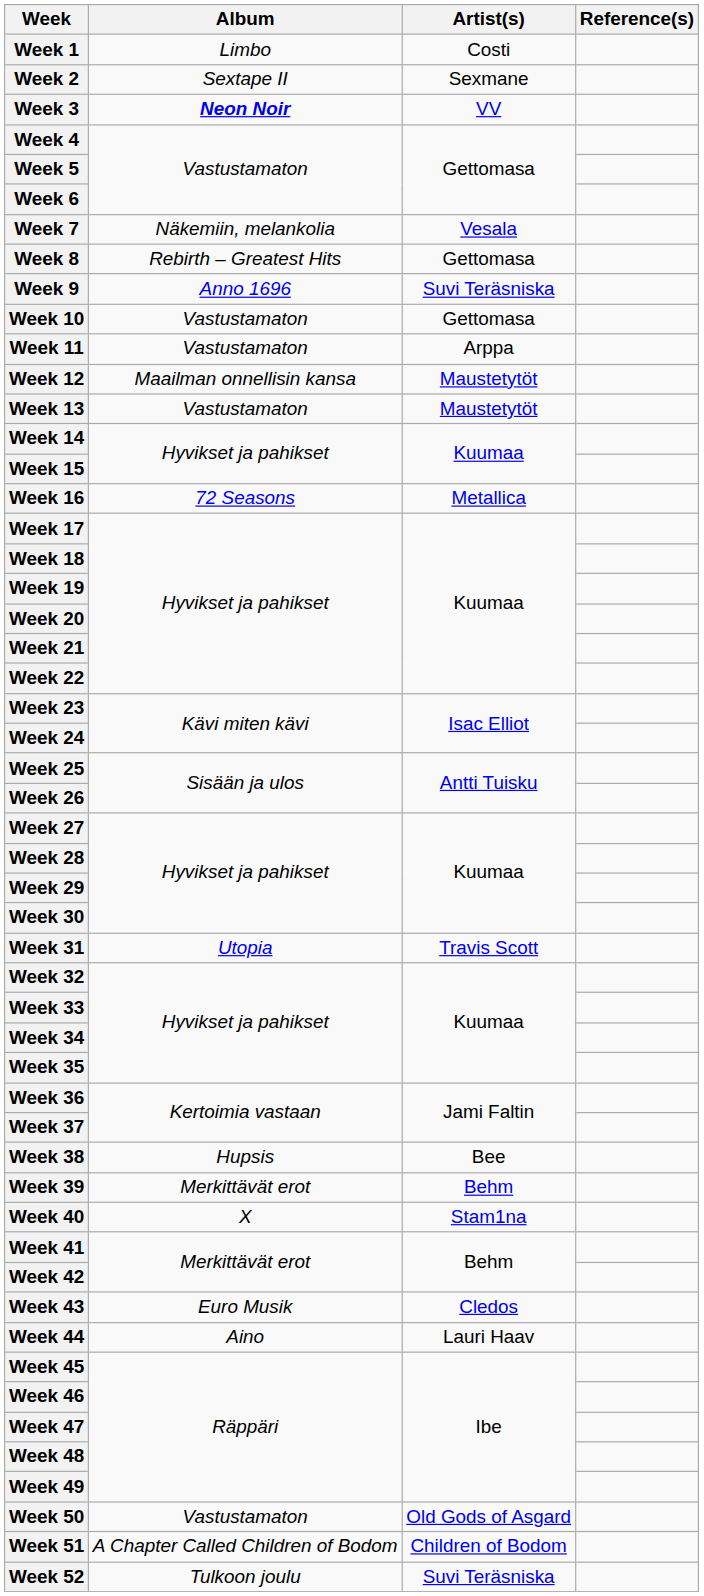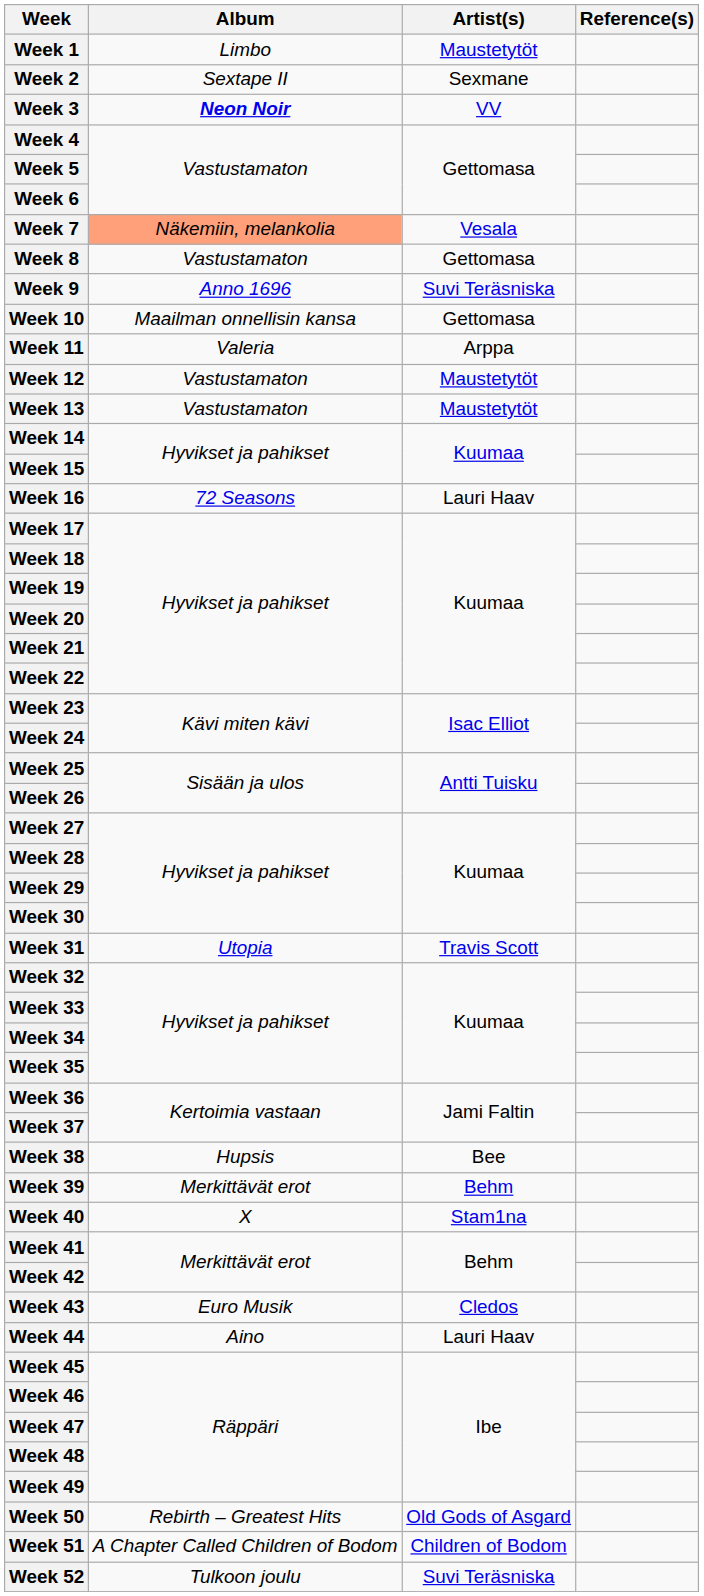(489, 49) Costi -> (489, 49) Maustetytöt
(245, 229) no background -> (245, 229) lightsalmon background
(245, 259) Rebirth – Greatest Hits -> (245, 259) Vastustamaton
(245, 318) Vastustamaton -> (245, 318) Maailman onnellisin kansa
(245, 348) Vastustamaton -> (245, 348) Valeria
(245, 378) Maailman onnellisin kansa -> (245, 378) Vastustamaton
(489, 498) Metallica -> (489, 498) Lauri Haav
(245, 1516) Vastustamaton -> (245, 1516) Rebirth – Greatest Hits
